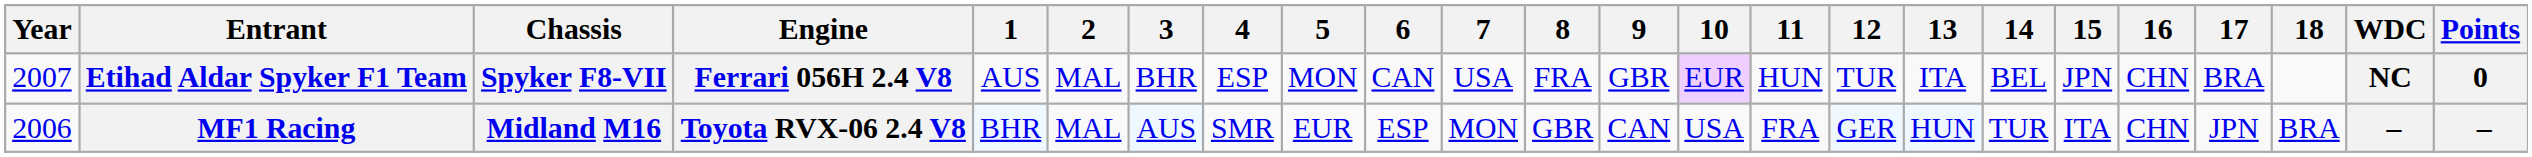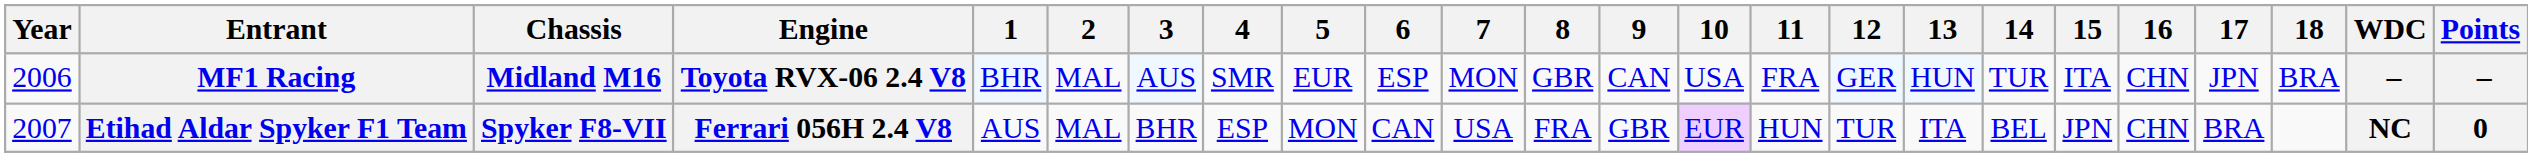rows swapped: (276, 126) <-> (276, 77)
